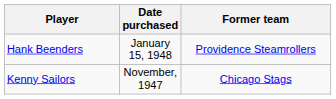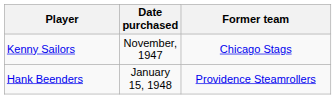rows swapped: (41, 79) <-> (45, 49)
